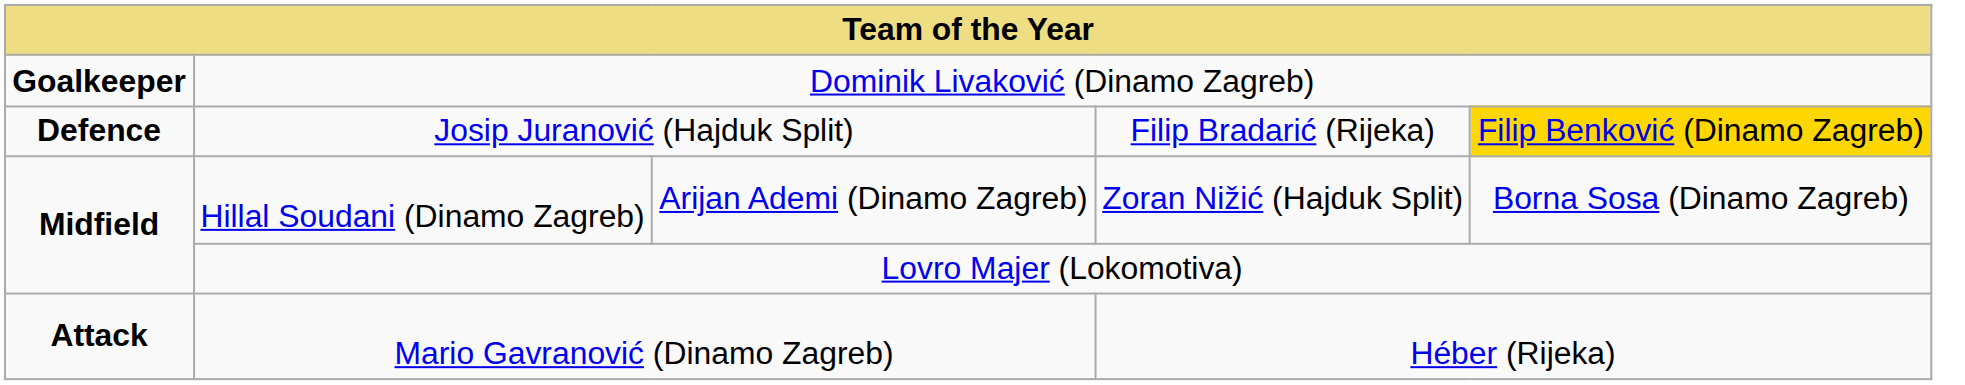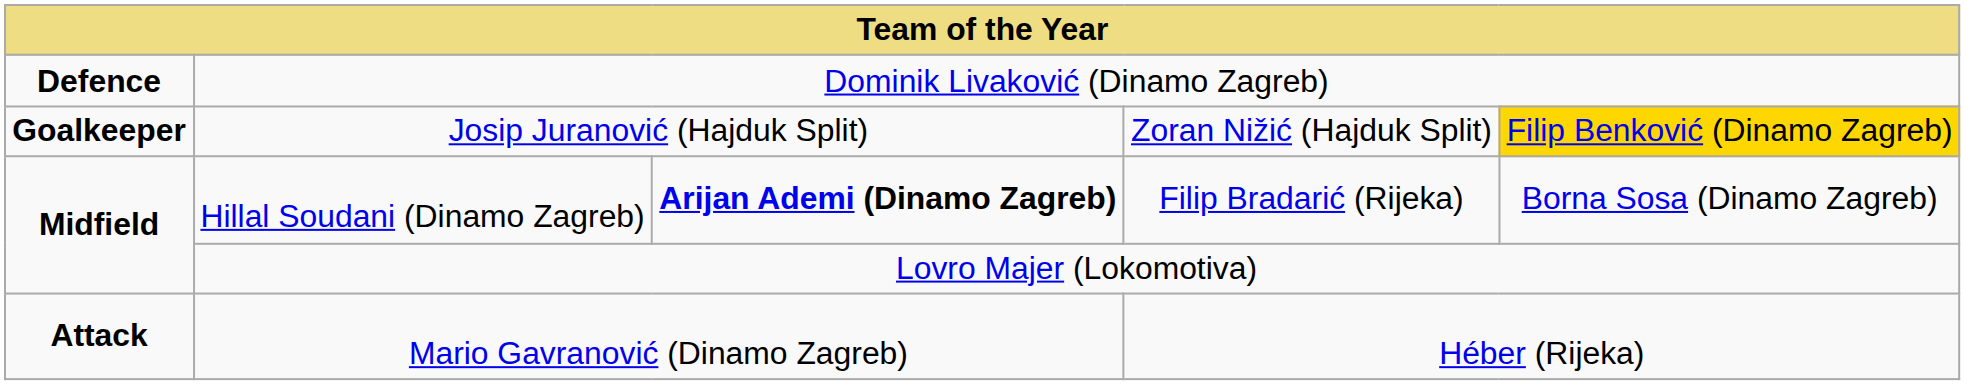(99, 80) Goalkeeper -> (99, 80) Defence
(99, 130) Defence -> (99, 130) Goalkeeper
(1283, 130) Filip Bradarić (Rijeka) -> (1312, 130) Zoran Nižić (Hajduk Split)
(873, 199) normal -> (888, 199) bold
(1283, 199) Zoran Nižić (Hajduk Split) -> (1312, 199) Filip Bradarić (Rijeka)
